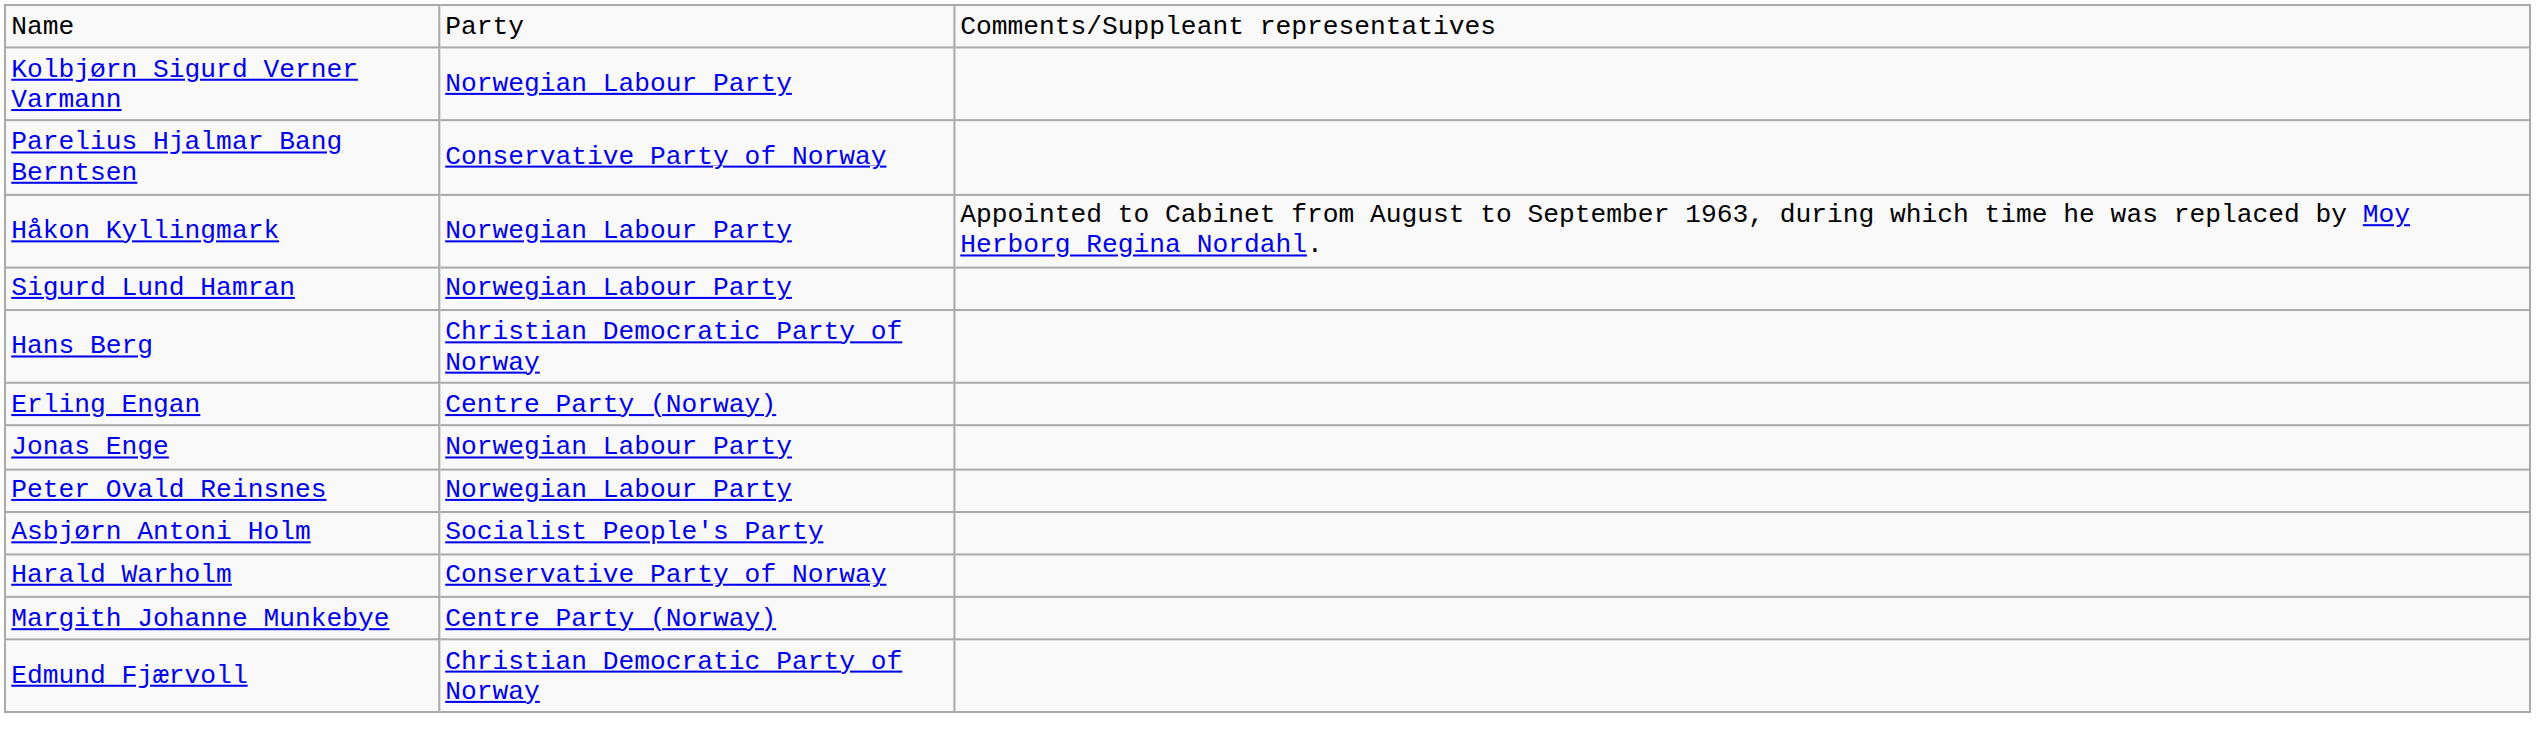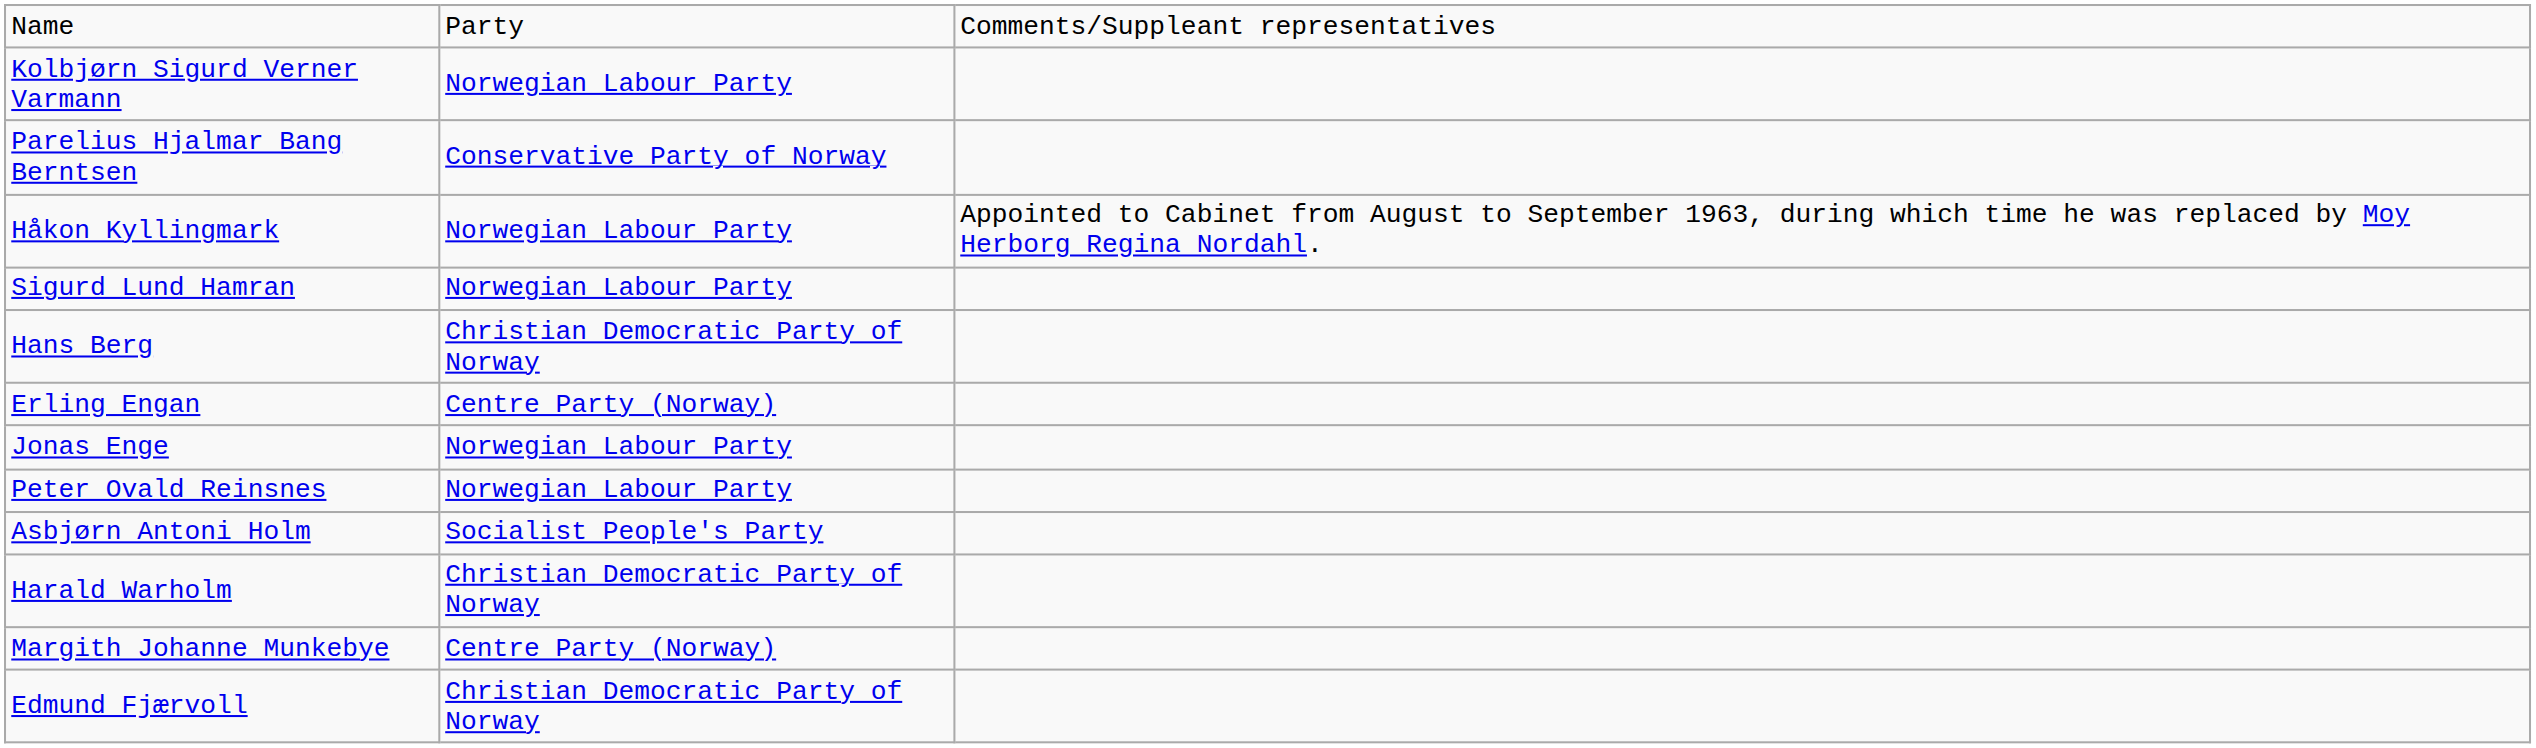(666, 576) Conservative Party of Norway -> (674, 591) Christian Democratic Party of Norway
